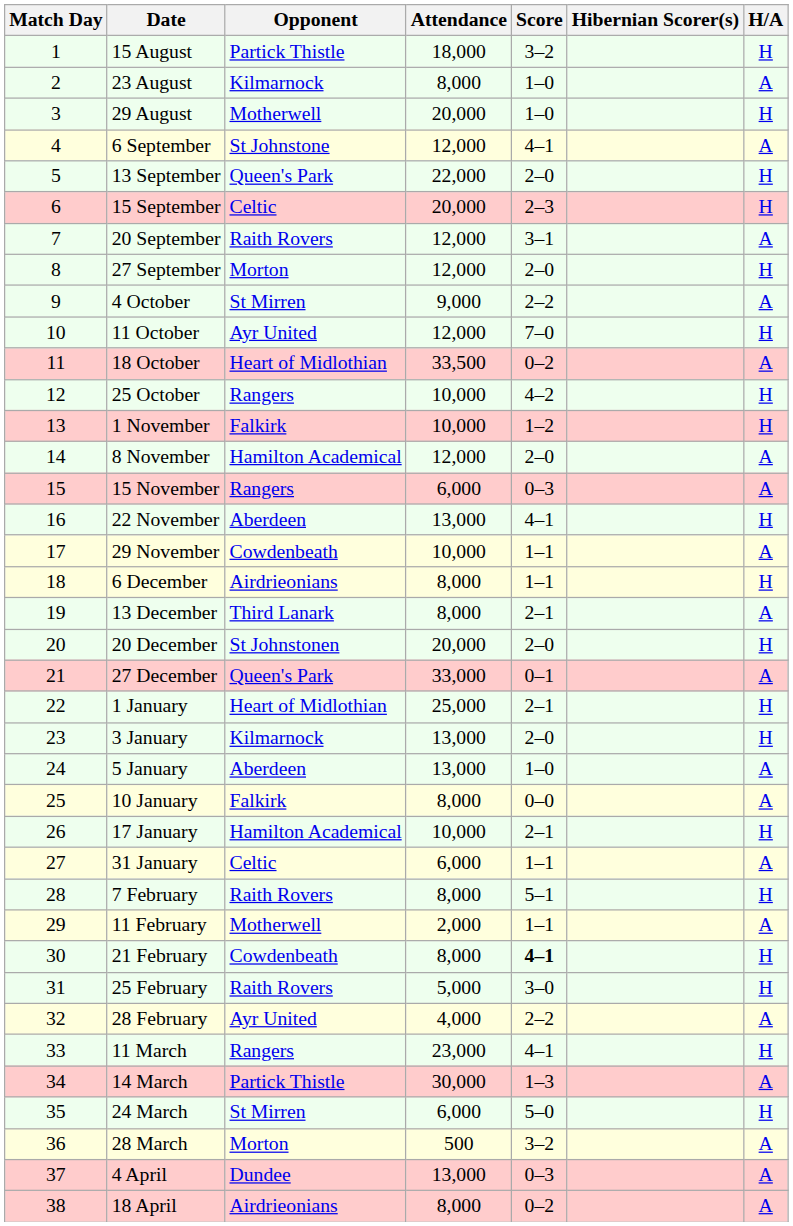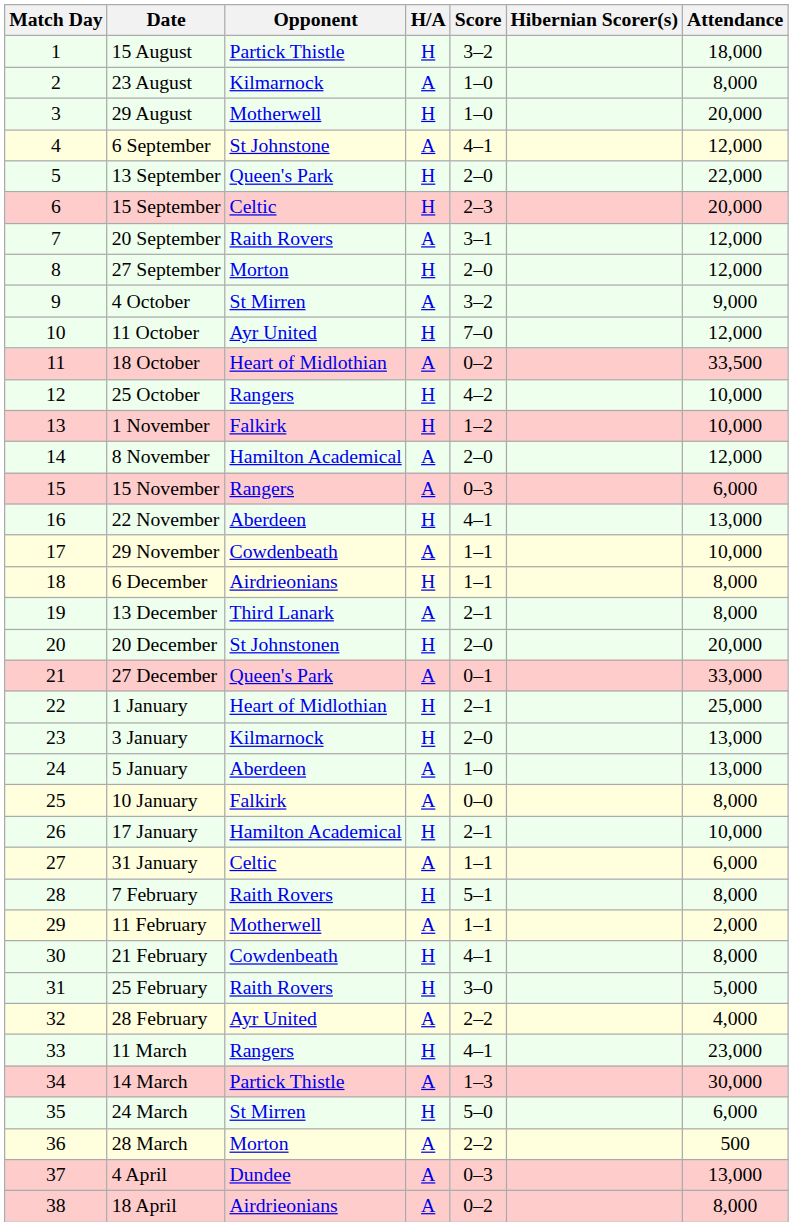columns swapped: (766, 20) <-> (459, 20)
(539, 301) 2–2 -> (478, 301) 3–2
(539, 956) bold -> (478, 956) normal
(539, 1143) 3–2 -> (478, 1143) 2–2
